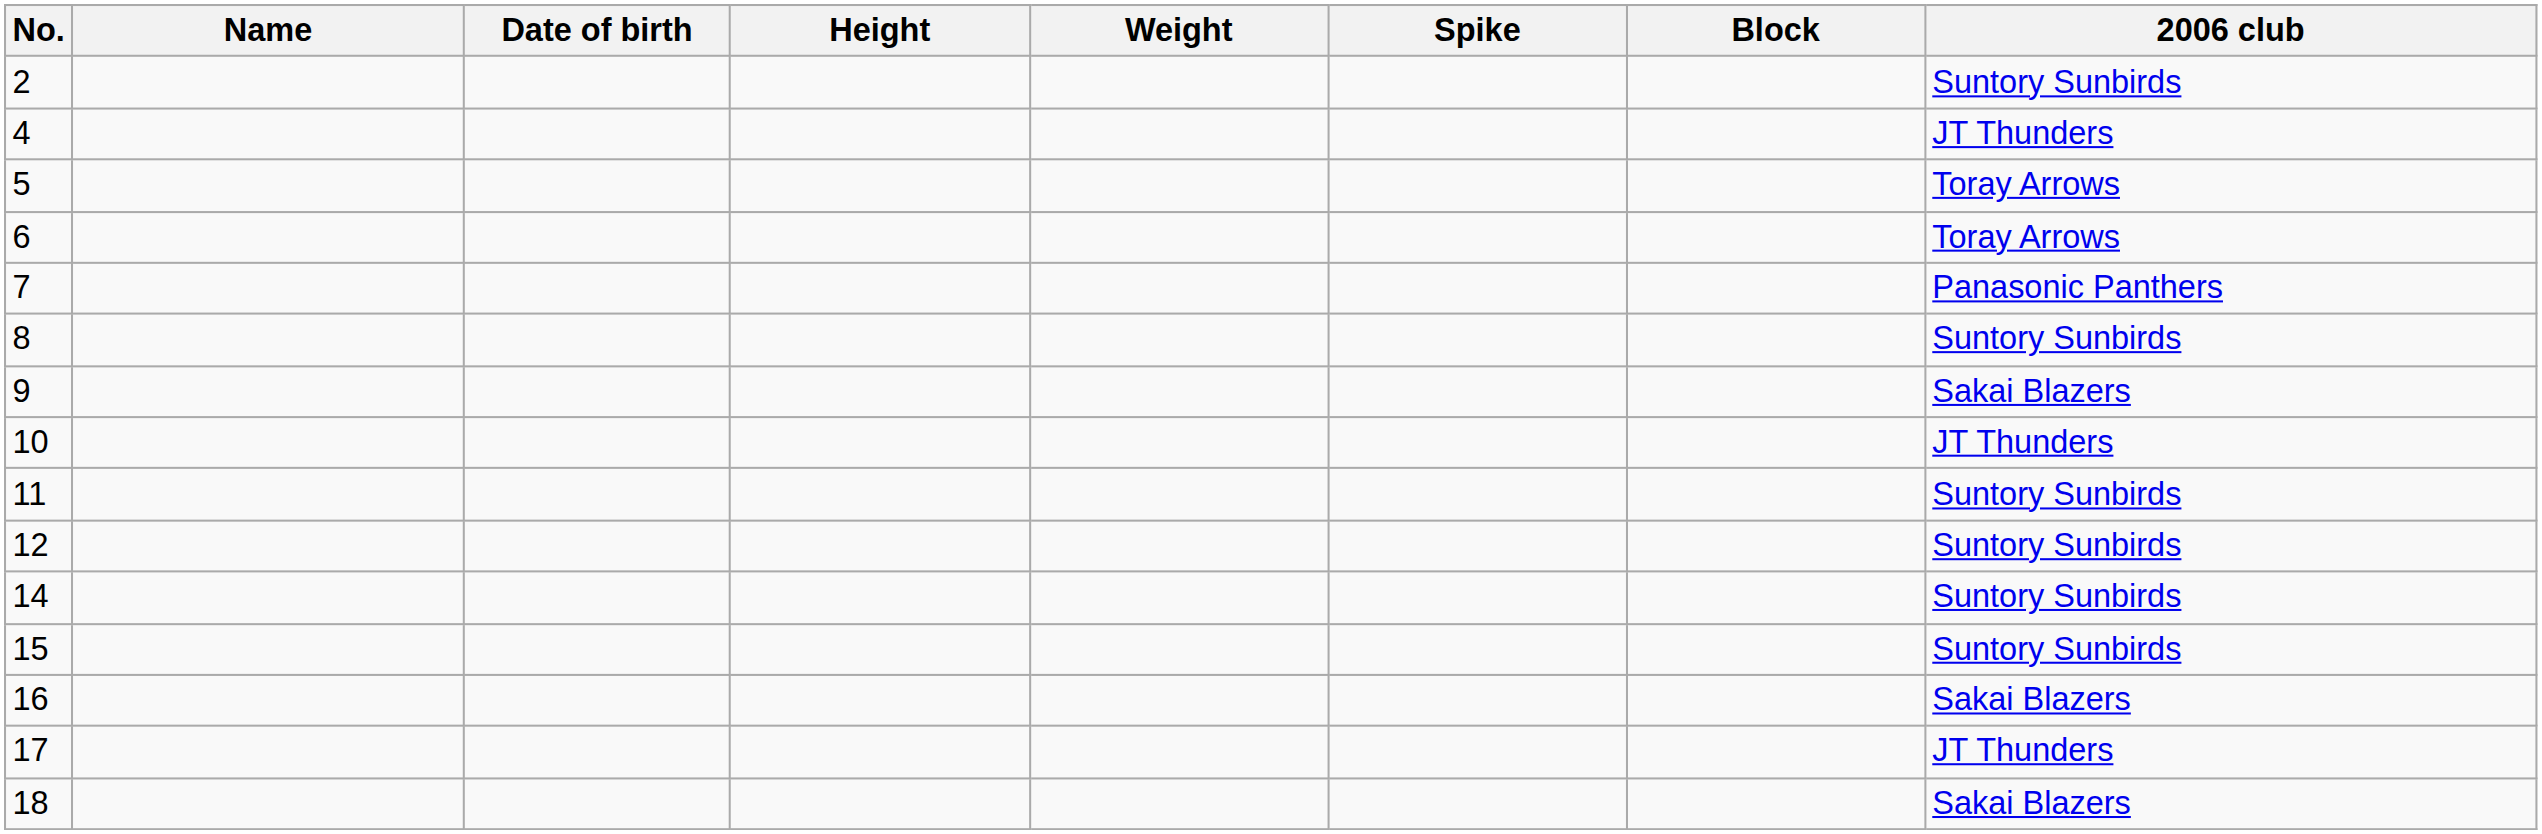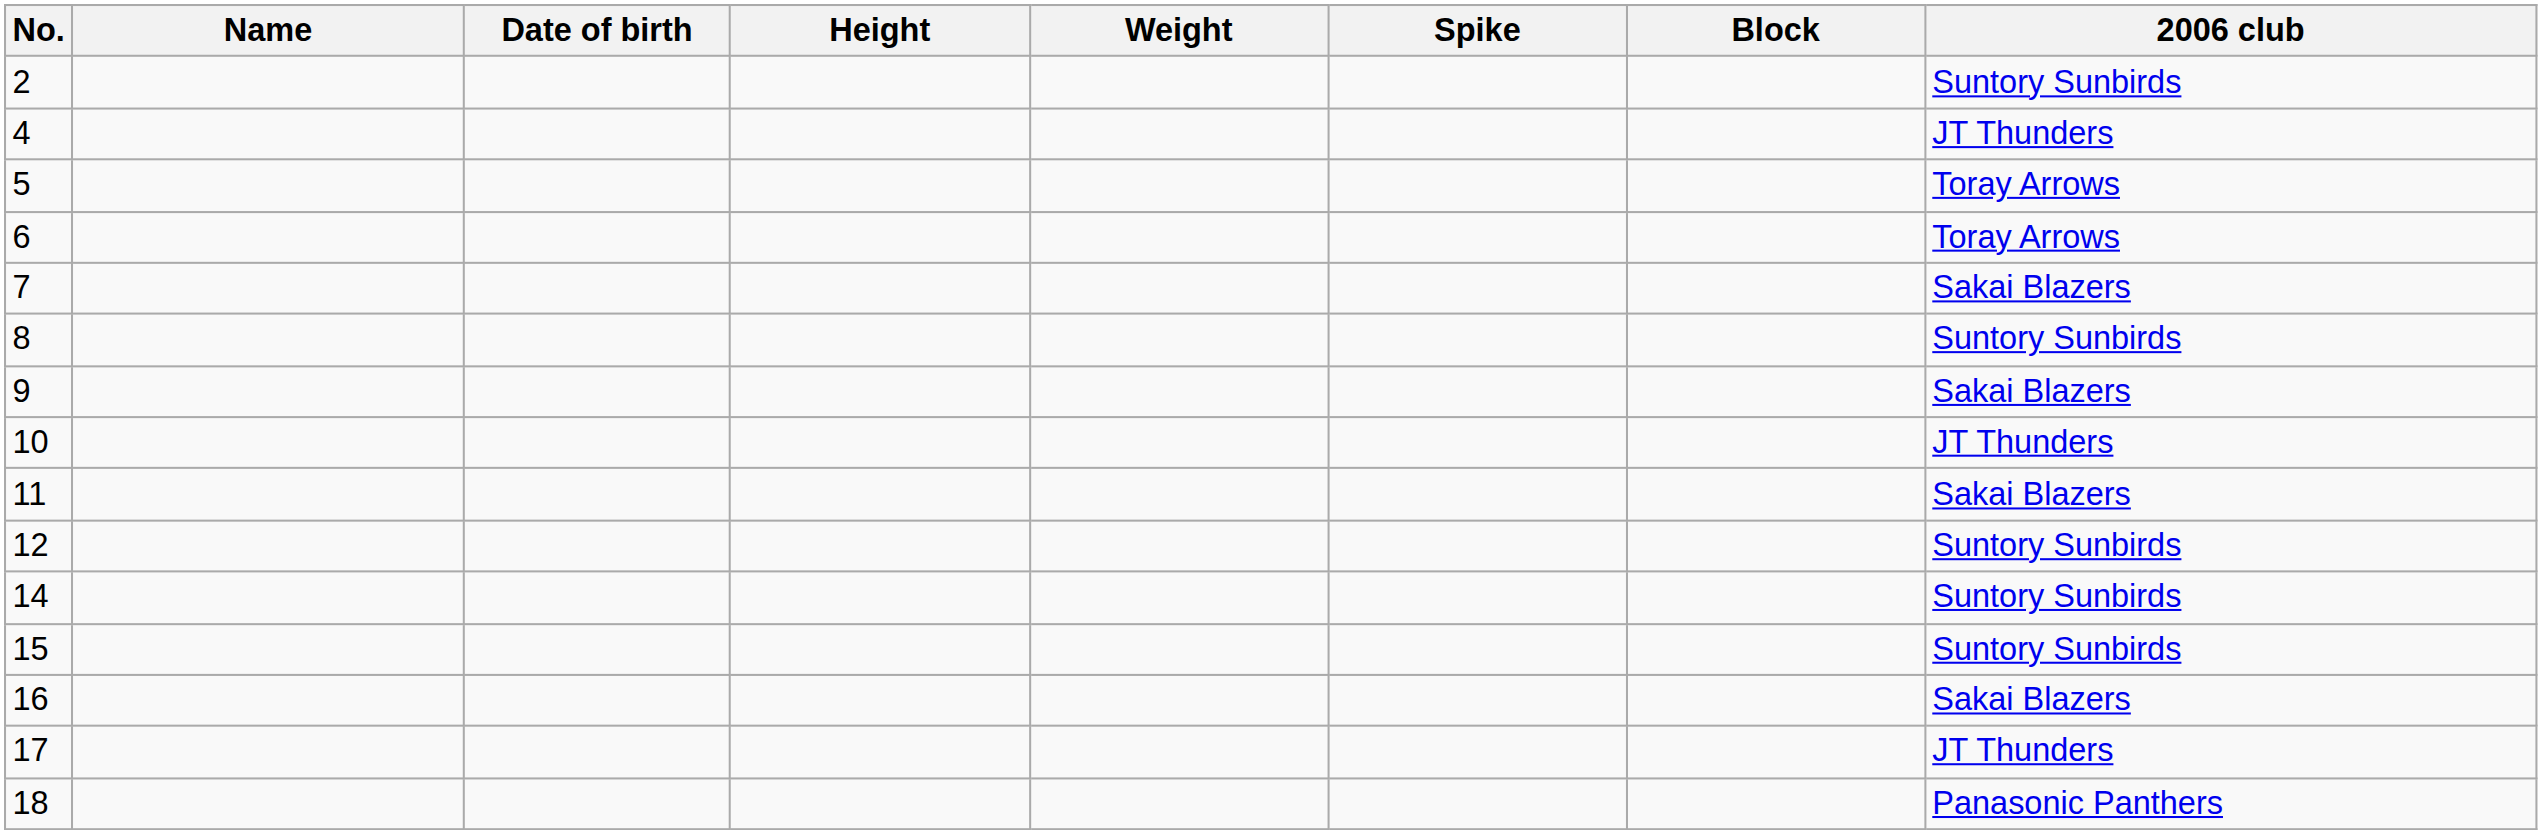(2078, 287) Panasonic Panthers -> (2032, 287) Sakai Blazers
(2057, 493) Suntory Sunbirds -> (2032, 493) Sakai Blazers
(2032, 802) Sakai Blazers -> (2078, 802) Panasonic Panthers
